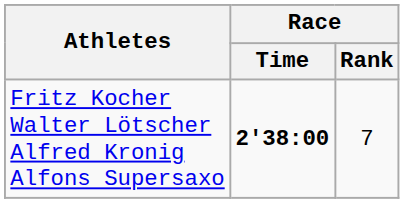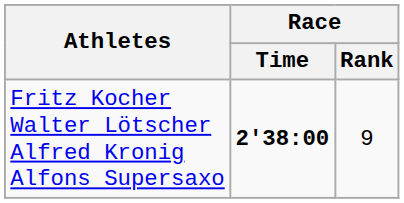(367, 139) 7 -> (367, 139) 9
